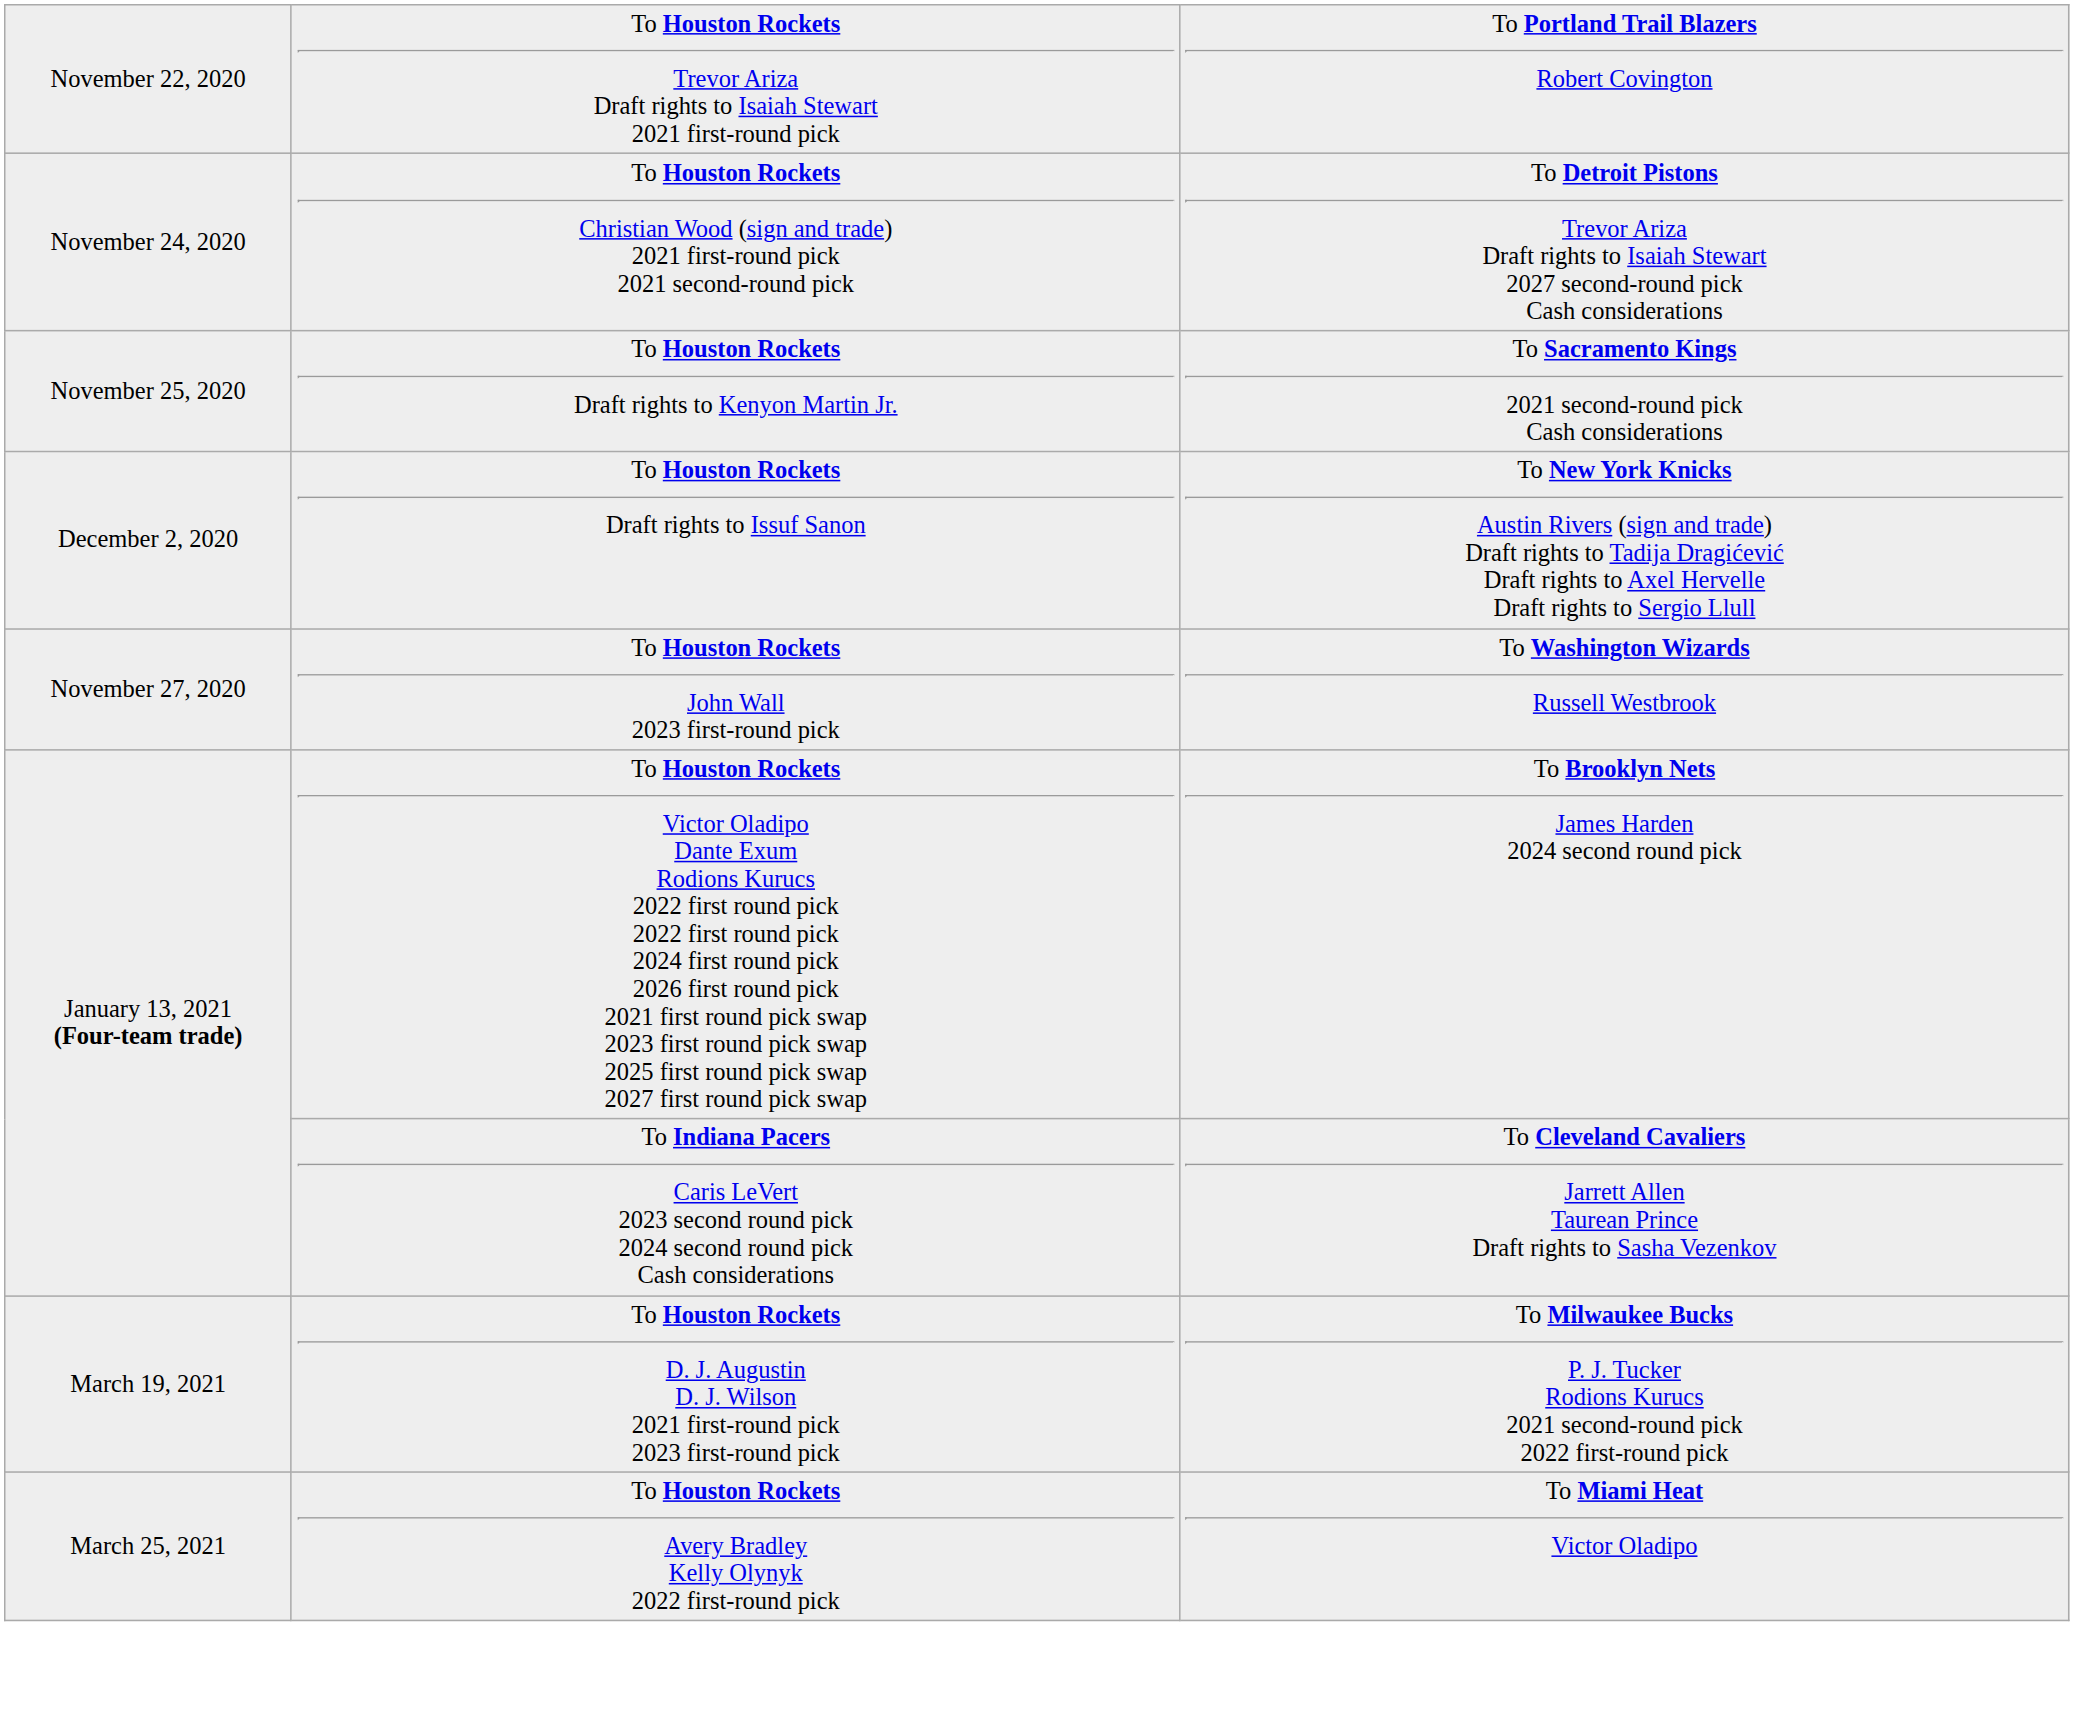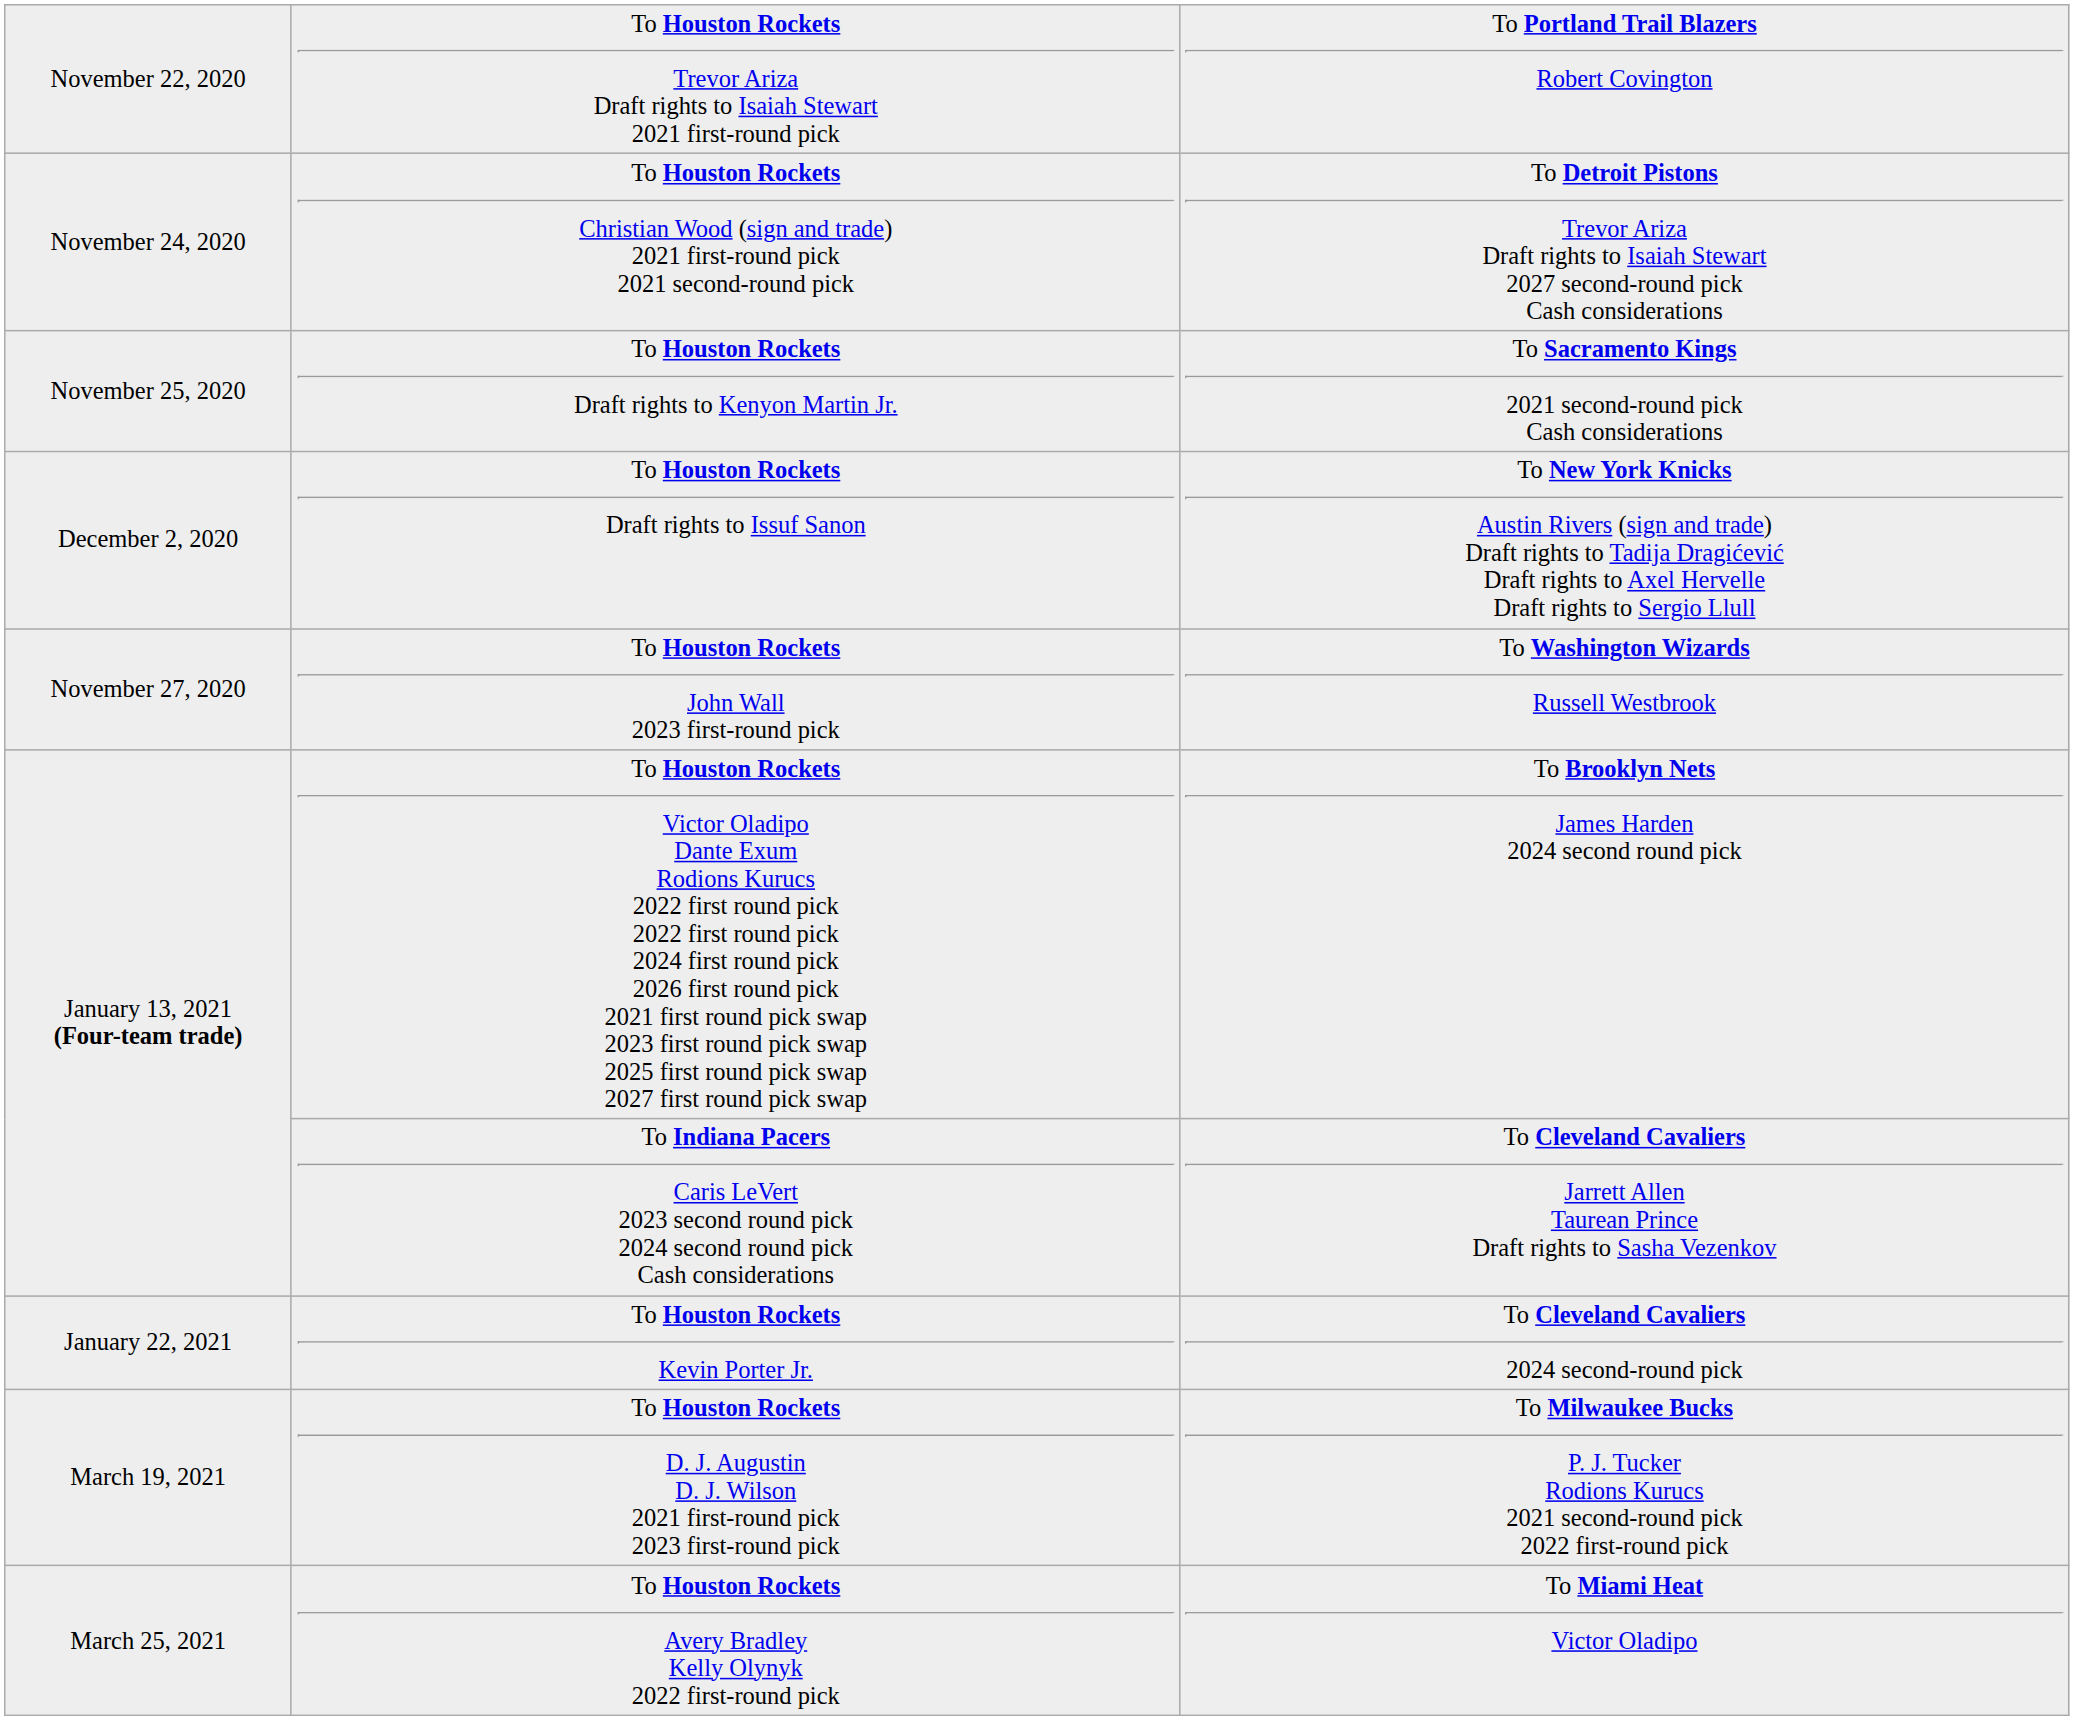+ row: (736, 1342)
